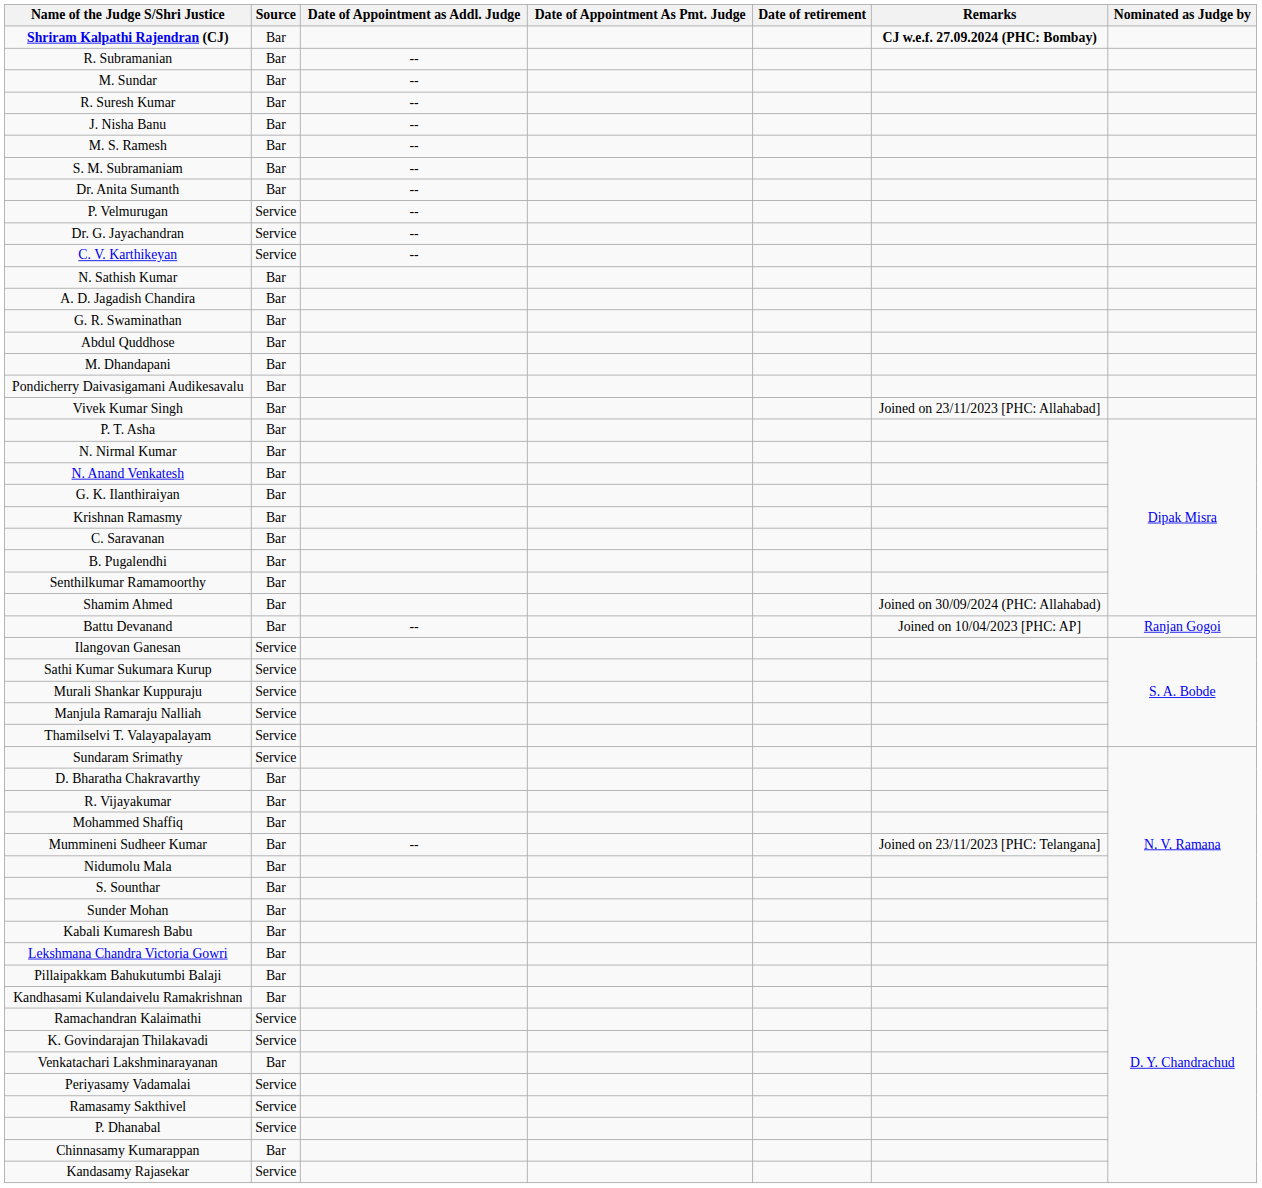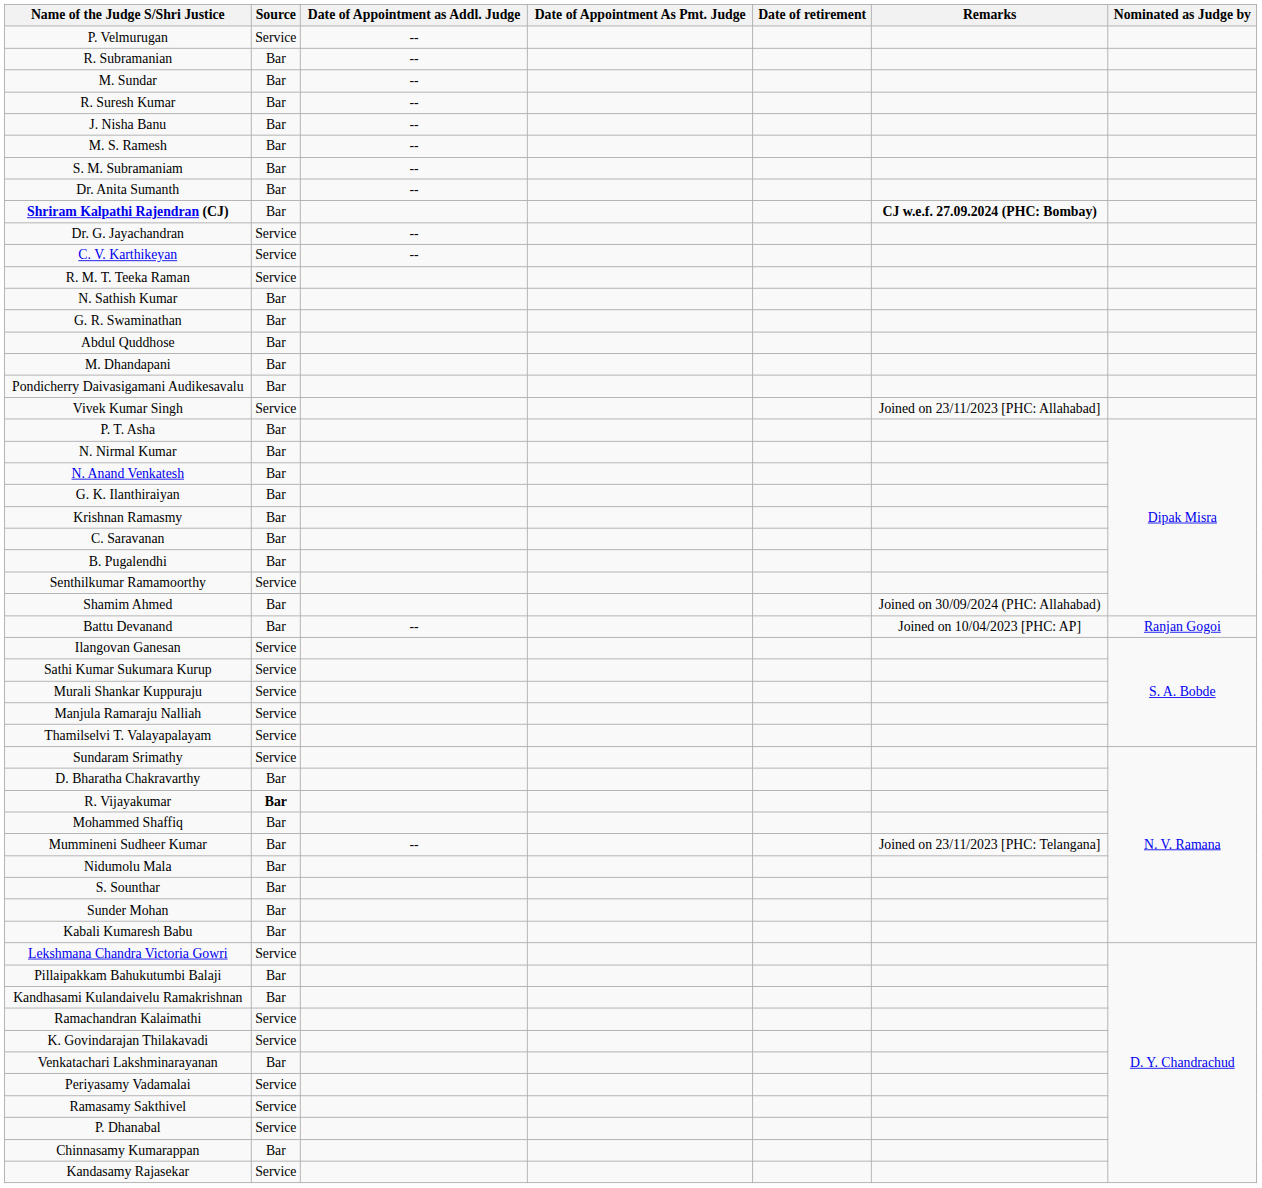rows swapped: (128, 37) <-> (128, 211)
+ row: (128, 277)
- row: (128, 299)
(276, 408) Bar -> (276, 408) Service
(276, 582) Bar -> (276, 582) Service
(276, 801) normal -> (276, 801) bold
(276, 953) Bar -> (276, 953) Service
